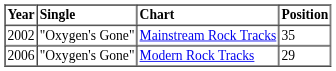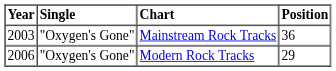(21, 35) 2002 -> (21, 35) 2003
(288, 35) 35 -> (288, 35) 36
